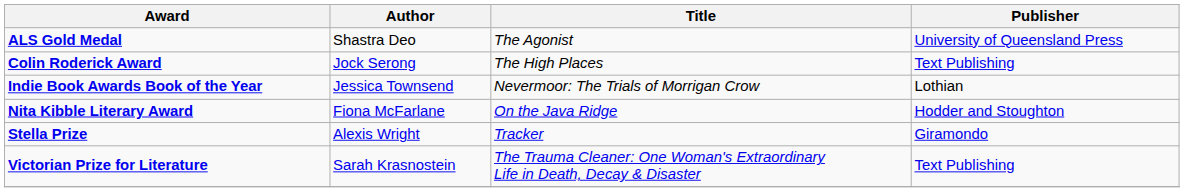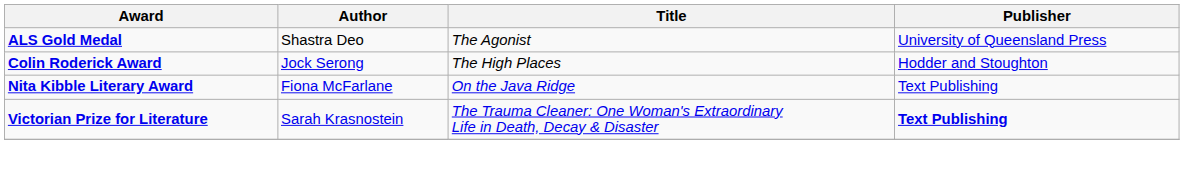(965, 63) Text Publishing -> (973, 63) Hodder and Stoughton
- row: (135, 87)
(989, 110) Hodder and Stoughton -> (948, 87) Text Publishing
- row: (48, 134)
(965, 166) normal -> (953, 119) bold
